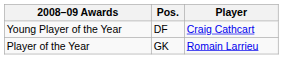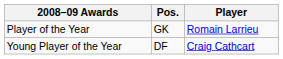rows swapped: (48, 46) <-> (64, 29)
